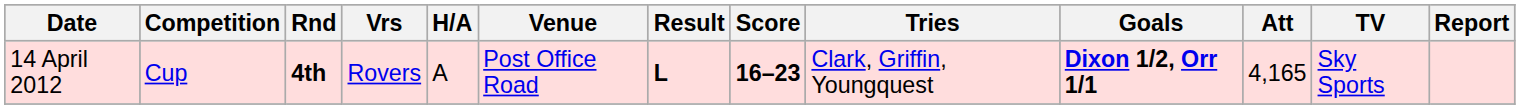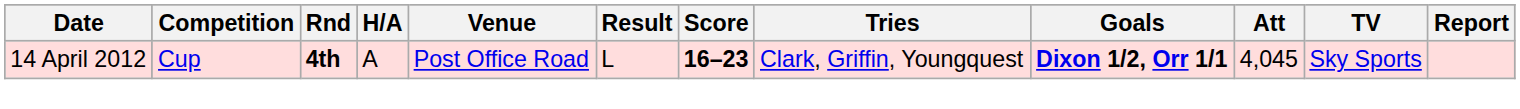- column: (384, 23)
(661, 72) bold -> (608, 59) normal
(1277, 72) 4,165 -> (1269, 59) 4,045
